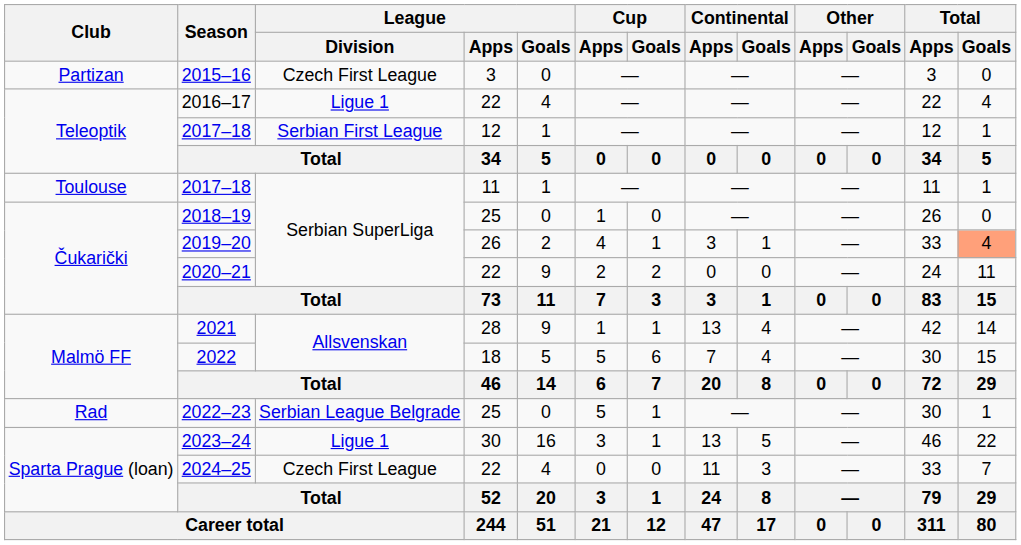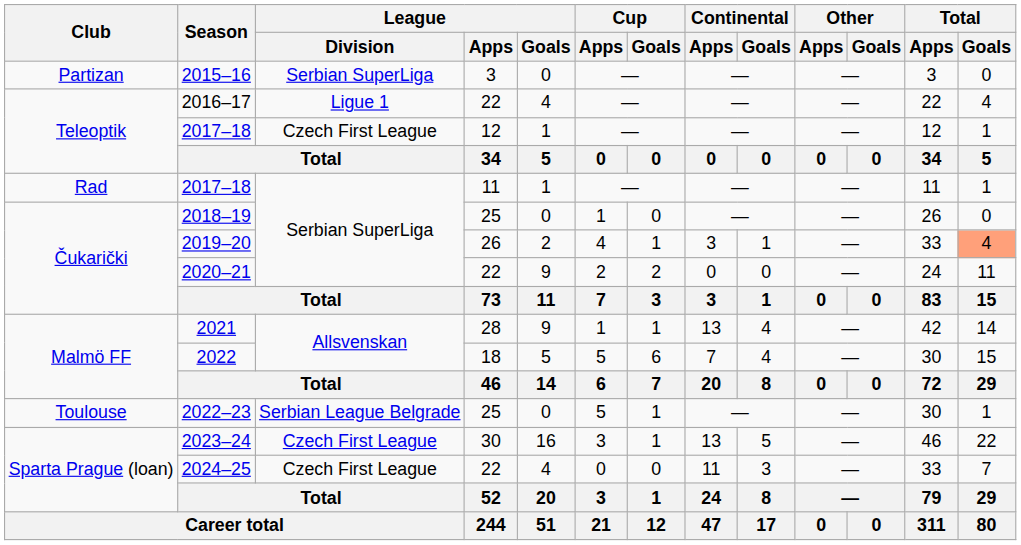(360, 74) Czech First League -> (360, 74) Serbian SuperLiga
(360, 131) Serbian First League -> (360, 131) Czech First League
(91, 187) Toulouse -> (91, 187) Rad
(91, 412) Rad -> (91, 412) Toulouse
(360, 441) Ligue 1 -> (360, 441) Czech First League
